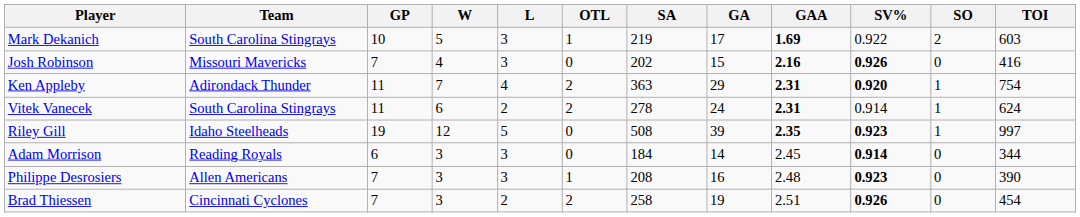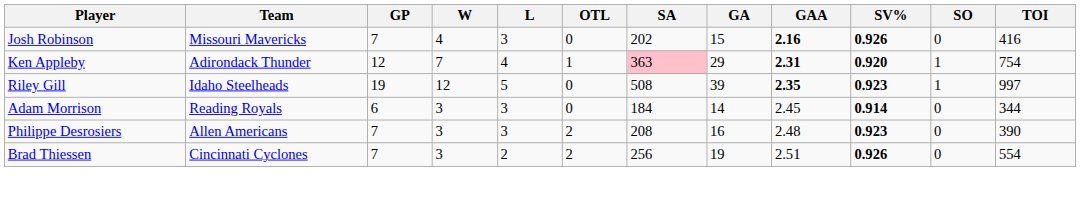- row: (53, 39)
(378, 85) 11 -> (378, 62) 12
(569, 85) 2 -> (569, 62) 1
(641, 85) no background -> (641, 62) pink background
- row: (50, 108)
(569, 177) 1 -> (569, 131) 2
(641, 200) 258 -> (641, 154) 256
(1010, 200) 454 -> (1010, 154) 554
